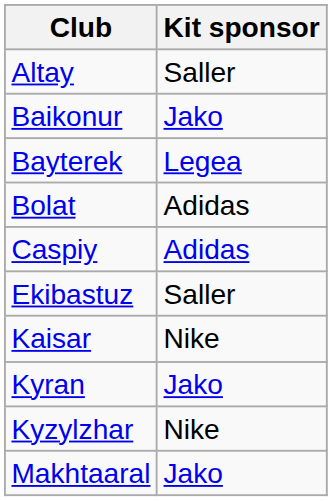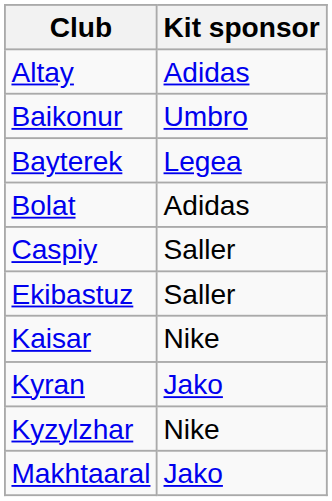(199, 72) Saller -> (207, 72) Adidas
(193, 116) Jako -> (206, 116) Umbro
(207, 250) Adidas -> (199, 250) Saller
